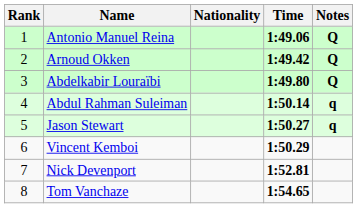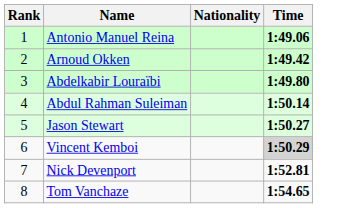- column: (333, 15)
(288, 147) no background -> (288, 147) lightgrey background
